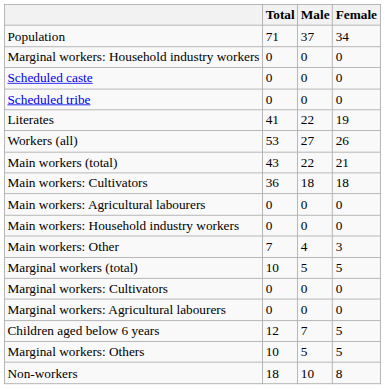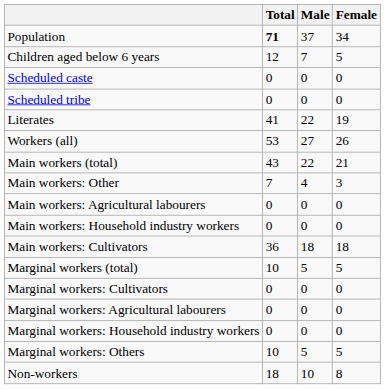(272, 36) normal -> (272, 36) bold
rows swapped: (83, 330) <-> (133, 57)
rows swapped: (78, 183) <-> (63, 246)
